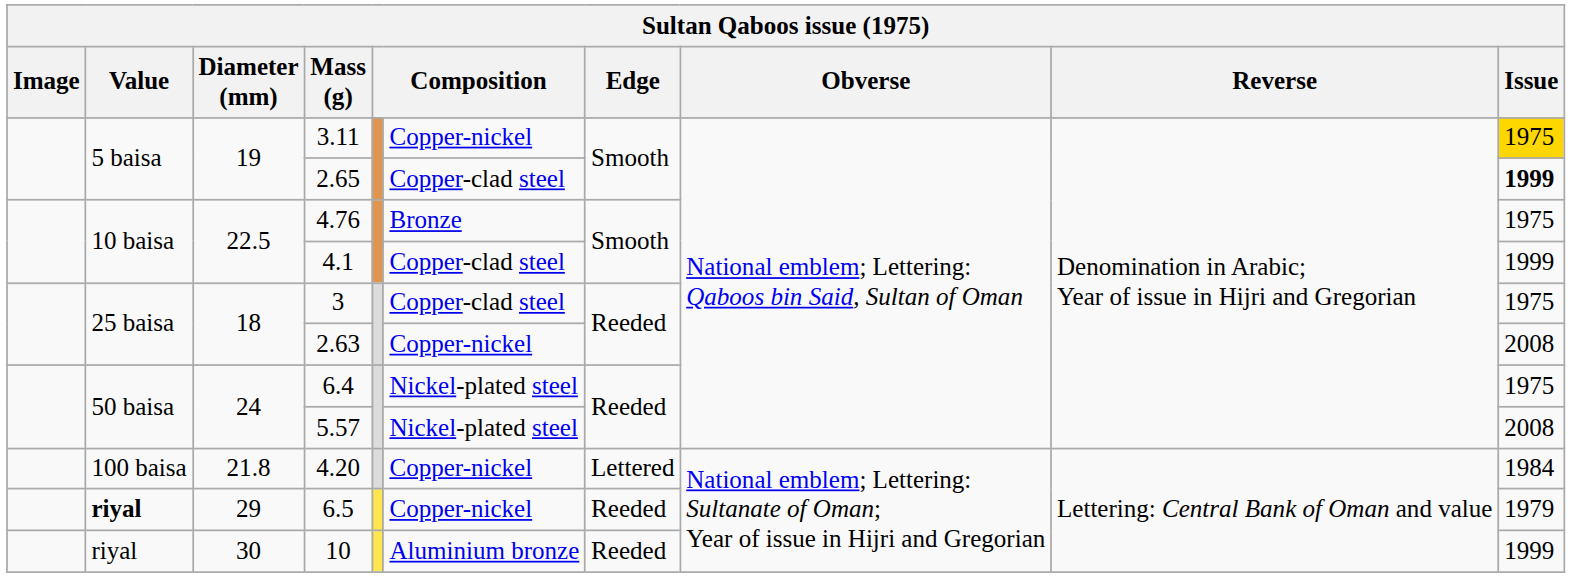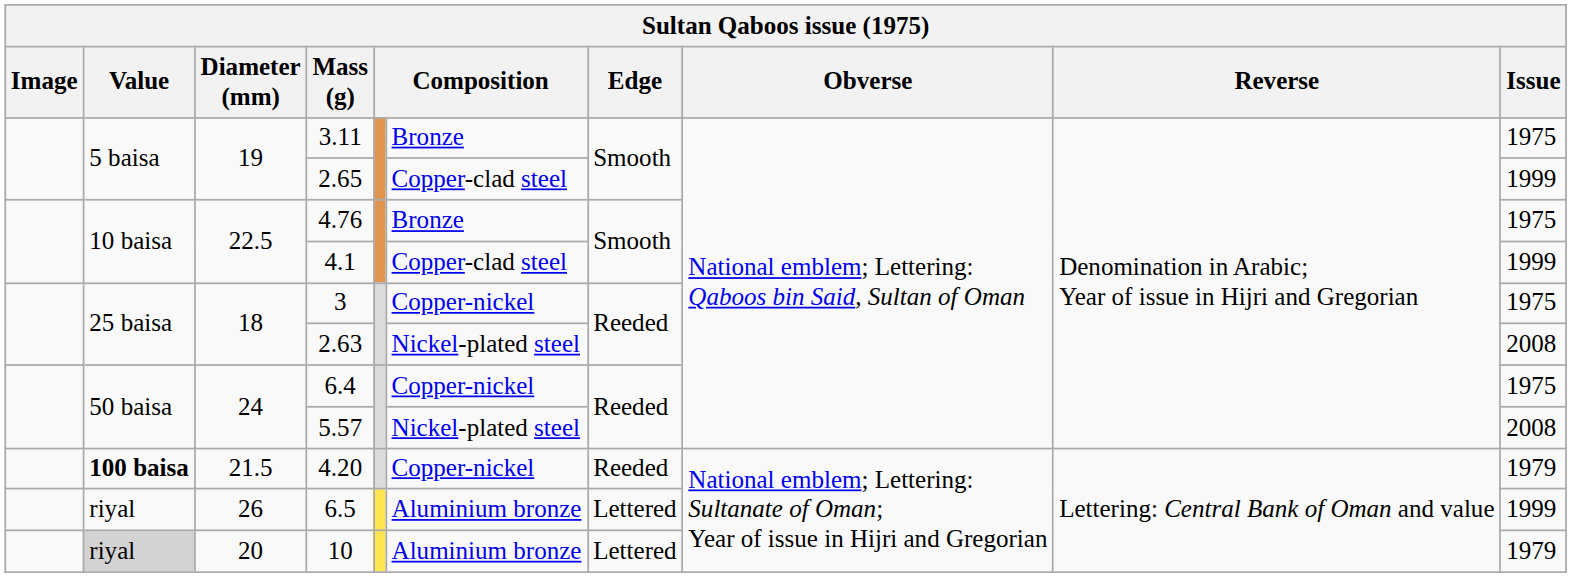(461, 137) Copper-nickel -> (428, 137) Bronze
(1529, 137) gold background -> (1531, 137) no background
(1529, 178) bold -> (1531, 178) normal
(477, 302) Copper-clad steel -> (463, 302) Copper-nickel
(461, 344) Copper-nickel -> (486, 344) Nickel-plated steel
(484, 385) Nickel-plated steel -> (463, 385) Copper-nickel
(139, 467) normal -> (139, 467) bold
(249, 467) 21.8 -> (251, 467) 21.5
(633, 467) Lettered -> (631, 467) Reeded
(1529, 467) 1984 -> (1531, 467) 1979
(116, 509) bold -> (112, 509) normal
(248, 509) 29 -> (251, 509) 26
(461, 509) Copper-nickel -> (487, 509) Aluminium bronze
(629, 509) Reeded -> (635, 509) Lettered
(1529, 509) 1979 -> (1531, 509) 1999
(114, 550) no background -> (112, 550) lightgrey background
(248, 550) 30 -> (251, 550) 20
(629, 550) Reeded -> (635, 550) Lettered
(1529, 550) 1999 -> (1531, 550) 1979
